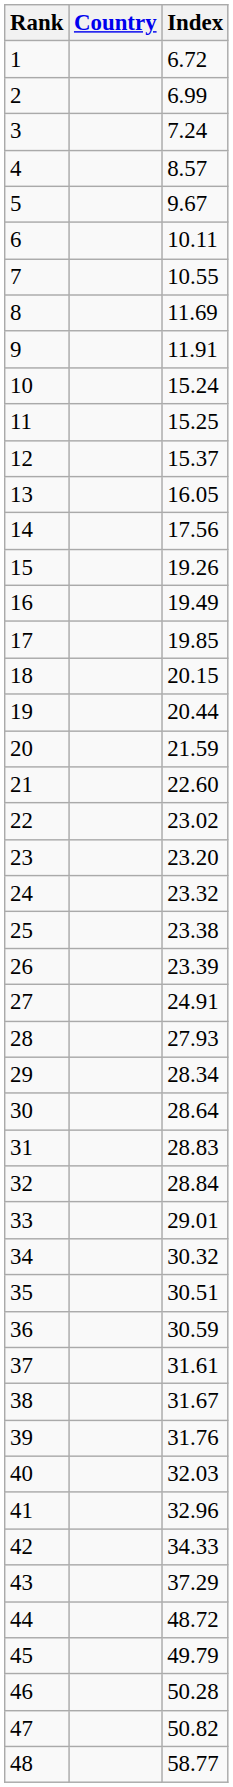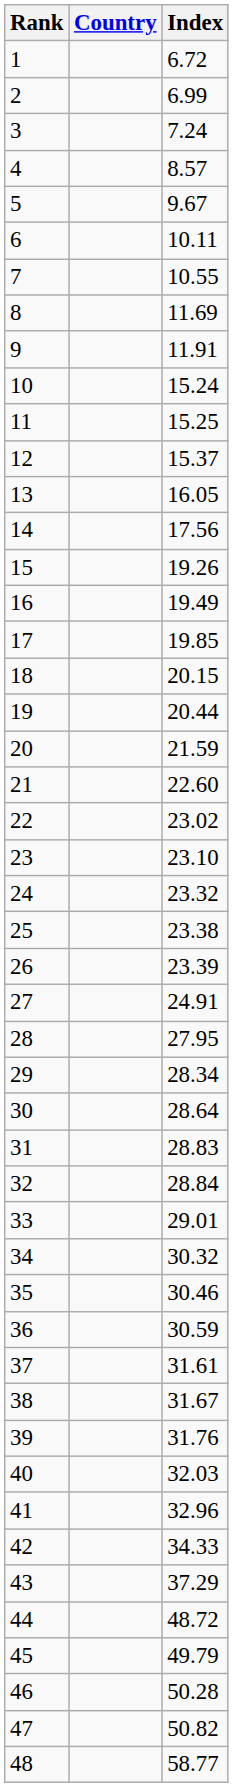(193, 857) 23.20 -> (193, 857) 23.10
(193, 1038) 27.93 -> (193, 1038) 27.95
(193, 1292) 30.51 -> (193, 1292) 30.46
